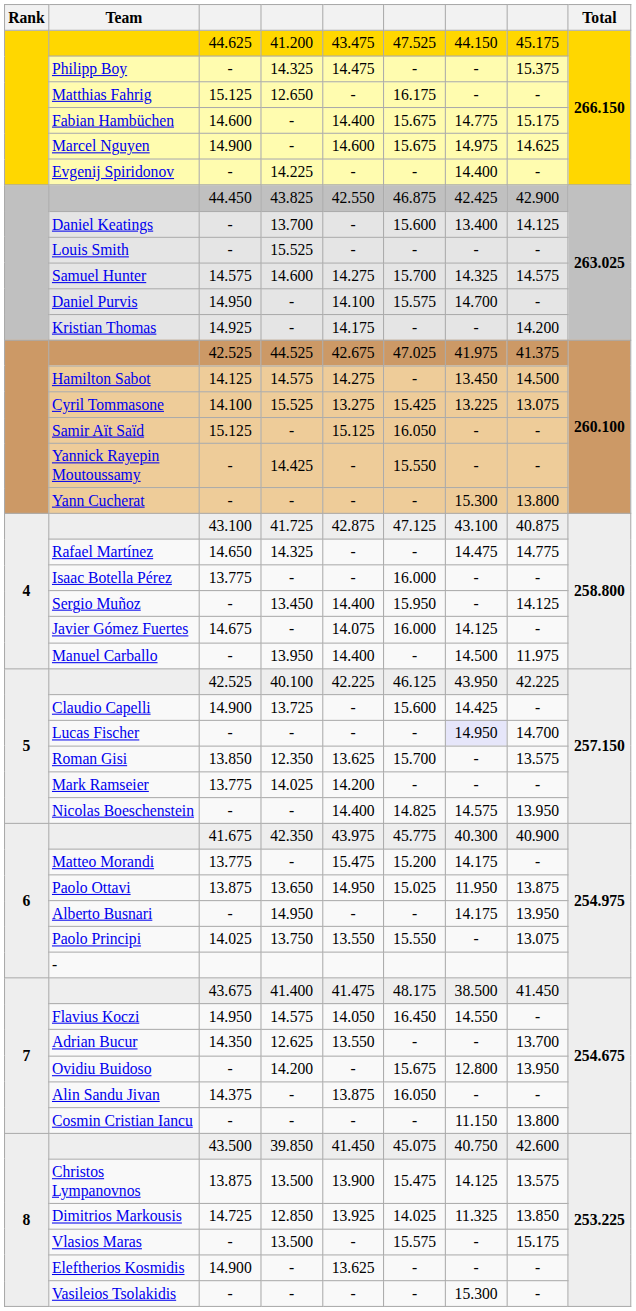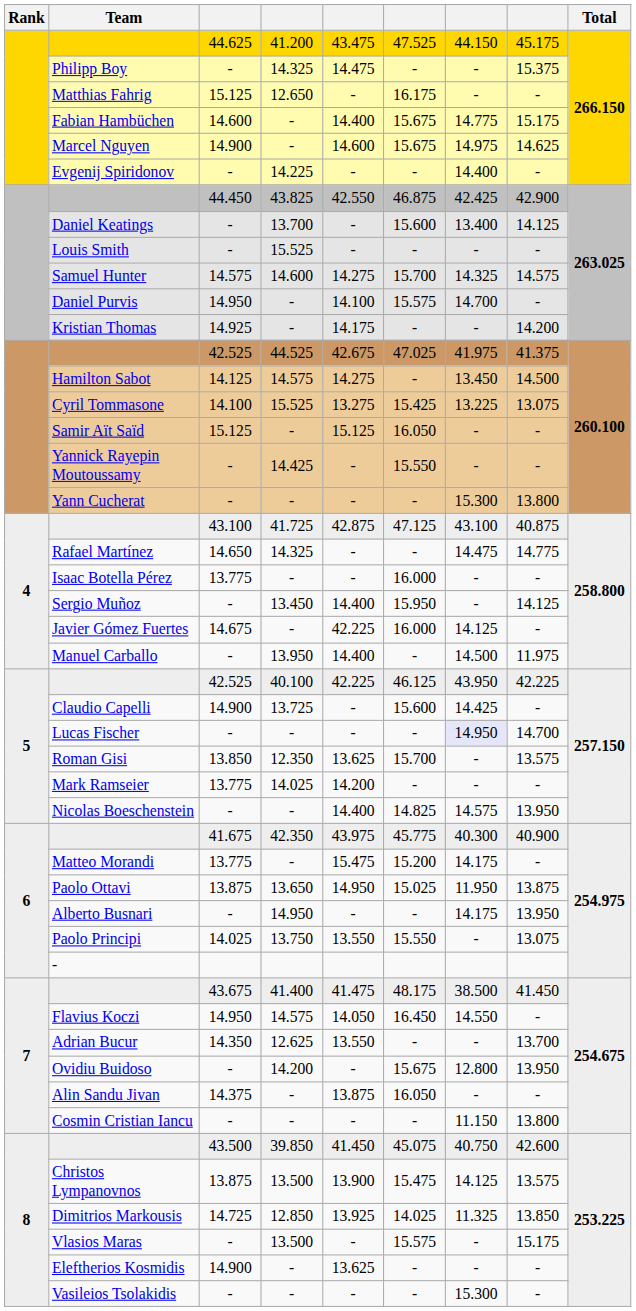(353, 629) 14.075 -> (353, 629) 42.225
